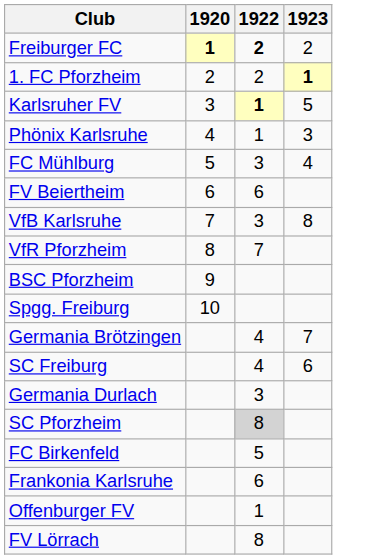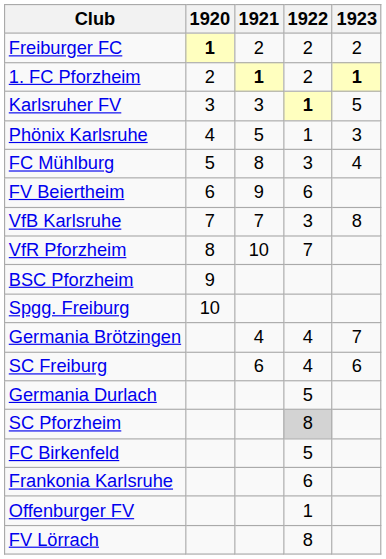+ column: (259, 18)
(259, 47) bold -> (308, 47) normal
(259, 395) 3 -> (308, 395) 5
